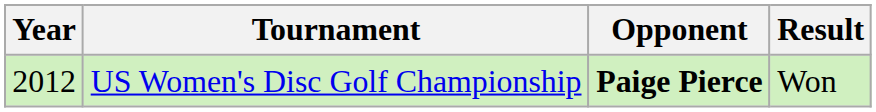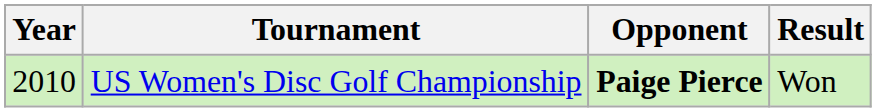(44, 80) 2012 -> (44, 80) 2010
